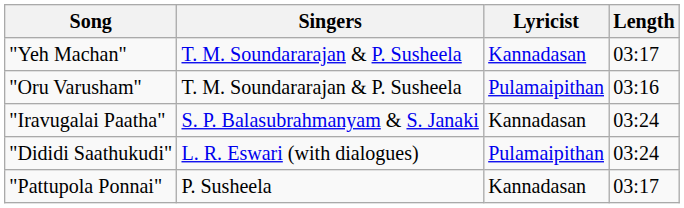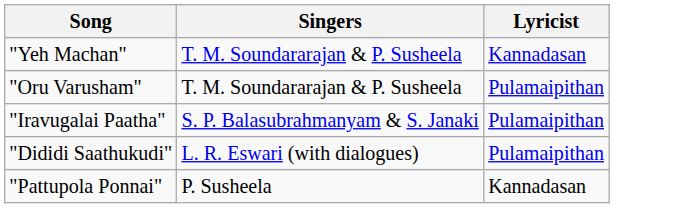- column: (644, 21)
(537, 120) Kannadasan -> (546, 120) Pulamaipithan
